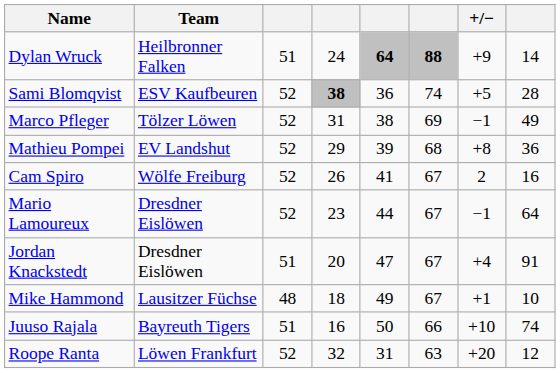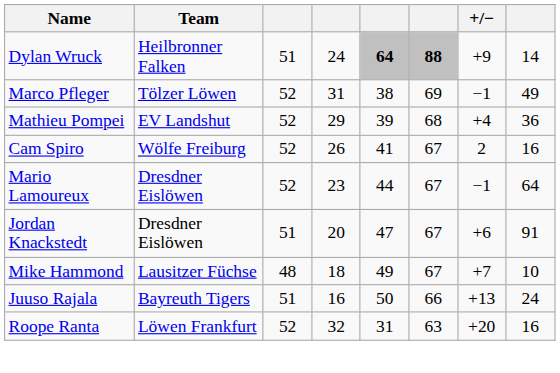- row: (65, 93)
(482, 148) +8 -> (482, 120) +4
(482, 260) +4 -> (482, 233) +6
(482, 298) +1 -> (482, 270) +7
(482, 326) +10 -> (482, 298) +13
(530, 326) 74 -> (530, 298) 24
(530, 353) 12 -> (530, 326) 16
